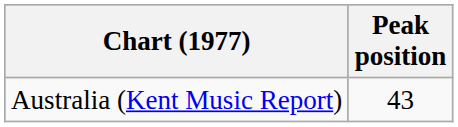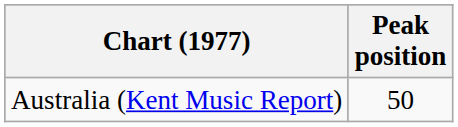(401, 99) 43 -> (401, 99) 50
